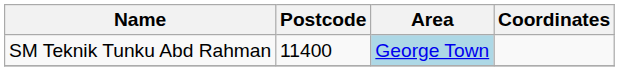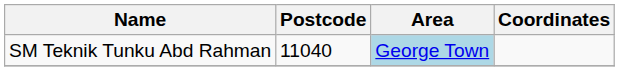(306, 50) 11400 -> (306, 50) 11040
